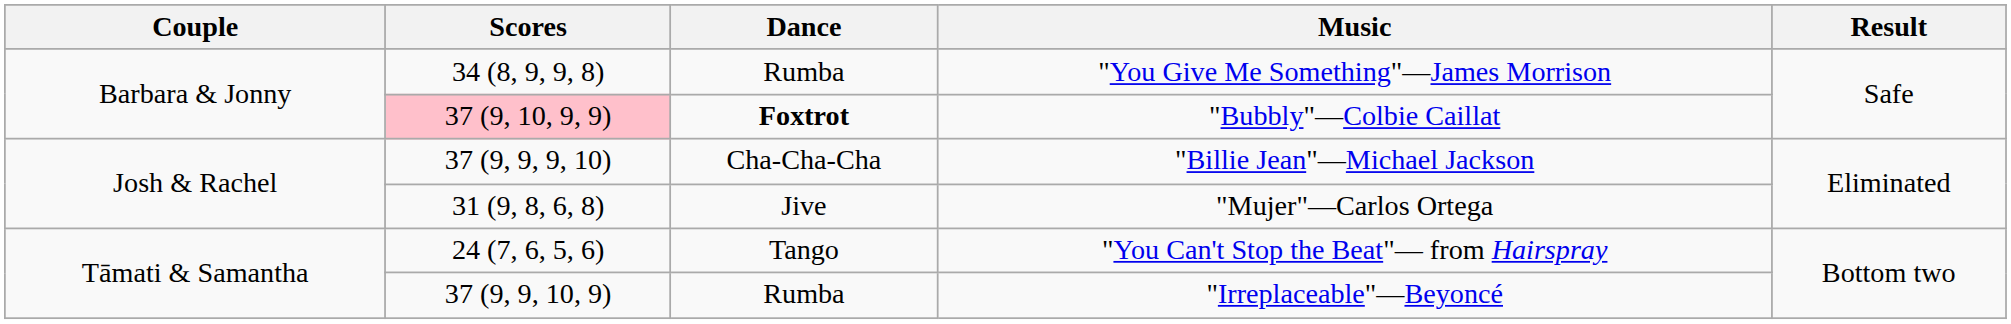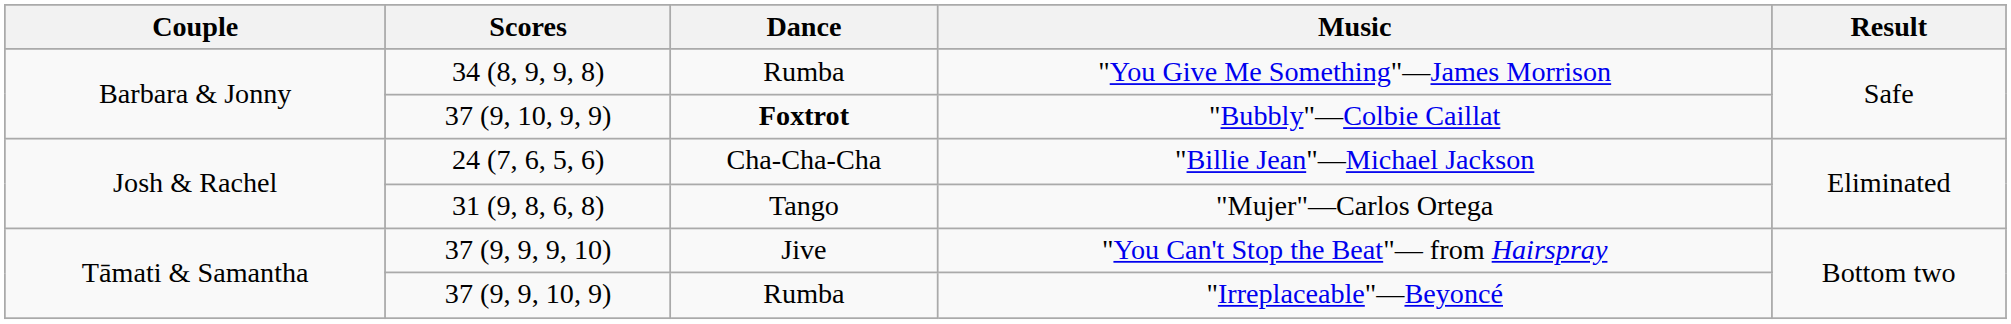(528, 116) pink background -> (528, 116) no background
(528, 160) 37 (9, 9, 9, 10) -> (528, 160) 24 (7, 6, 5, 6)
(804, 205) Jive -> (804, 205) Tango
(528, 250) 24 (7, 6, 5, 6) -> (528, 250) 37 (9, 9, 9, 10)
(804, 250) Tango -> (804, 250) Jive
